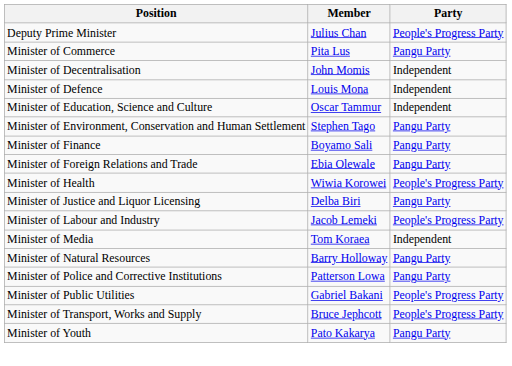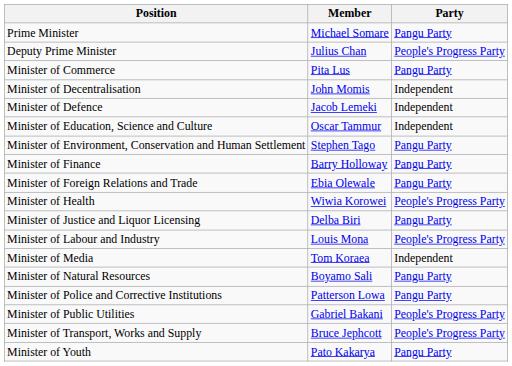+ row: (43, 32)
(340, 88) Louis Mona -> (344, 107) Jacob Lemeki
(342, 145) Boyamo Sali -> (349, 164) Barry Holloway
(344, 220) Jacob Lemeki -> (340, 239) Louis Mona
(349, 257) Barry Holloway -> (342, 276) Boyamo Sali
